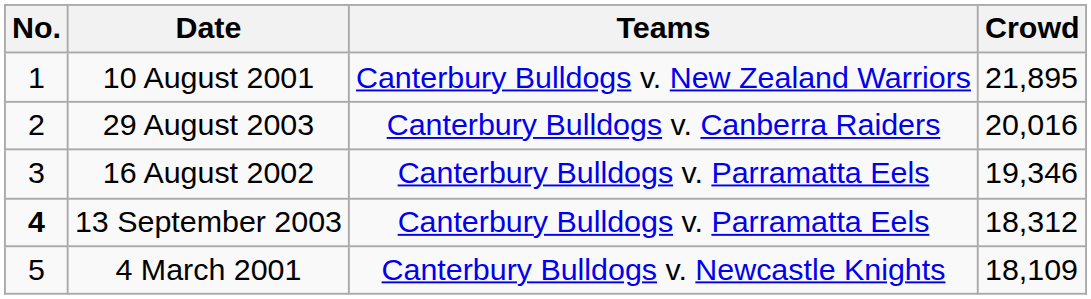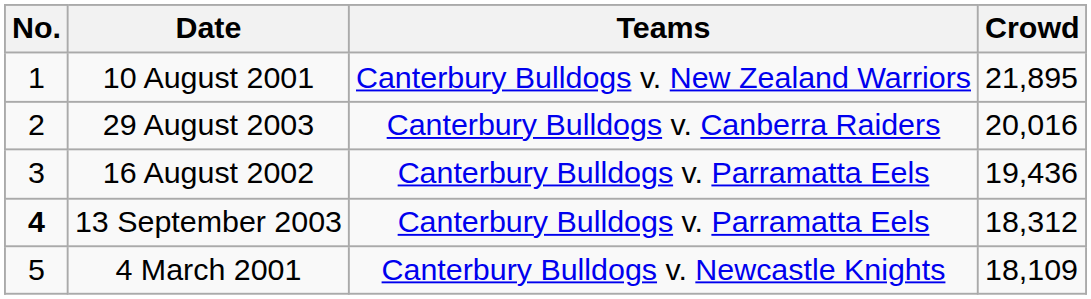(1032, 173) 19,346 -> (1032, 173) 19,436
